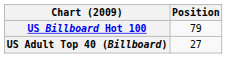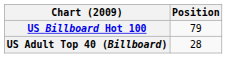(196, 45) 27 -> (196, 45) 28
